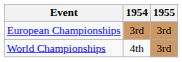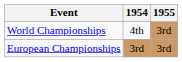rows swapped: (56, 48) <-> (64, 30)
